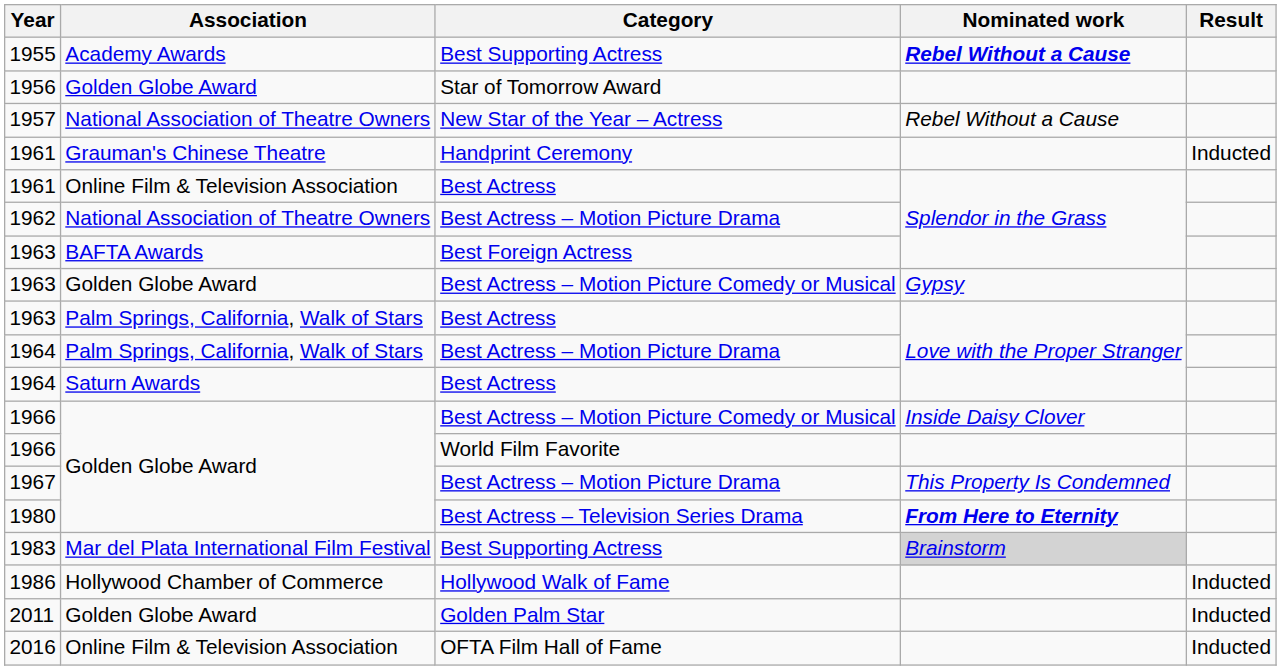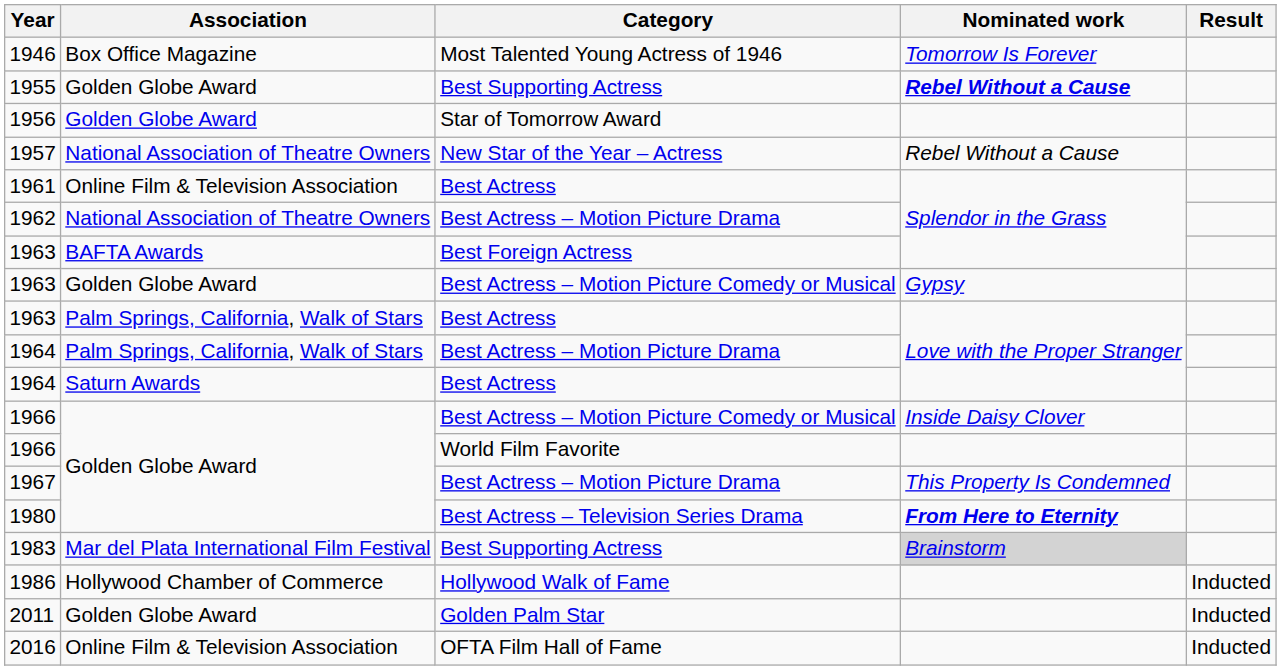+ row: (33, 53)
(145, 53) Academy Awards -> (161, 86) Golden Globe Award
- row: (33, 152)
